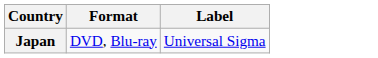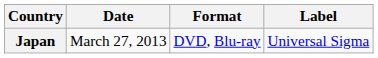+ column: (118, 16)
